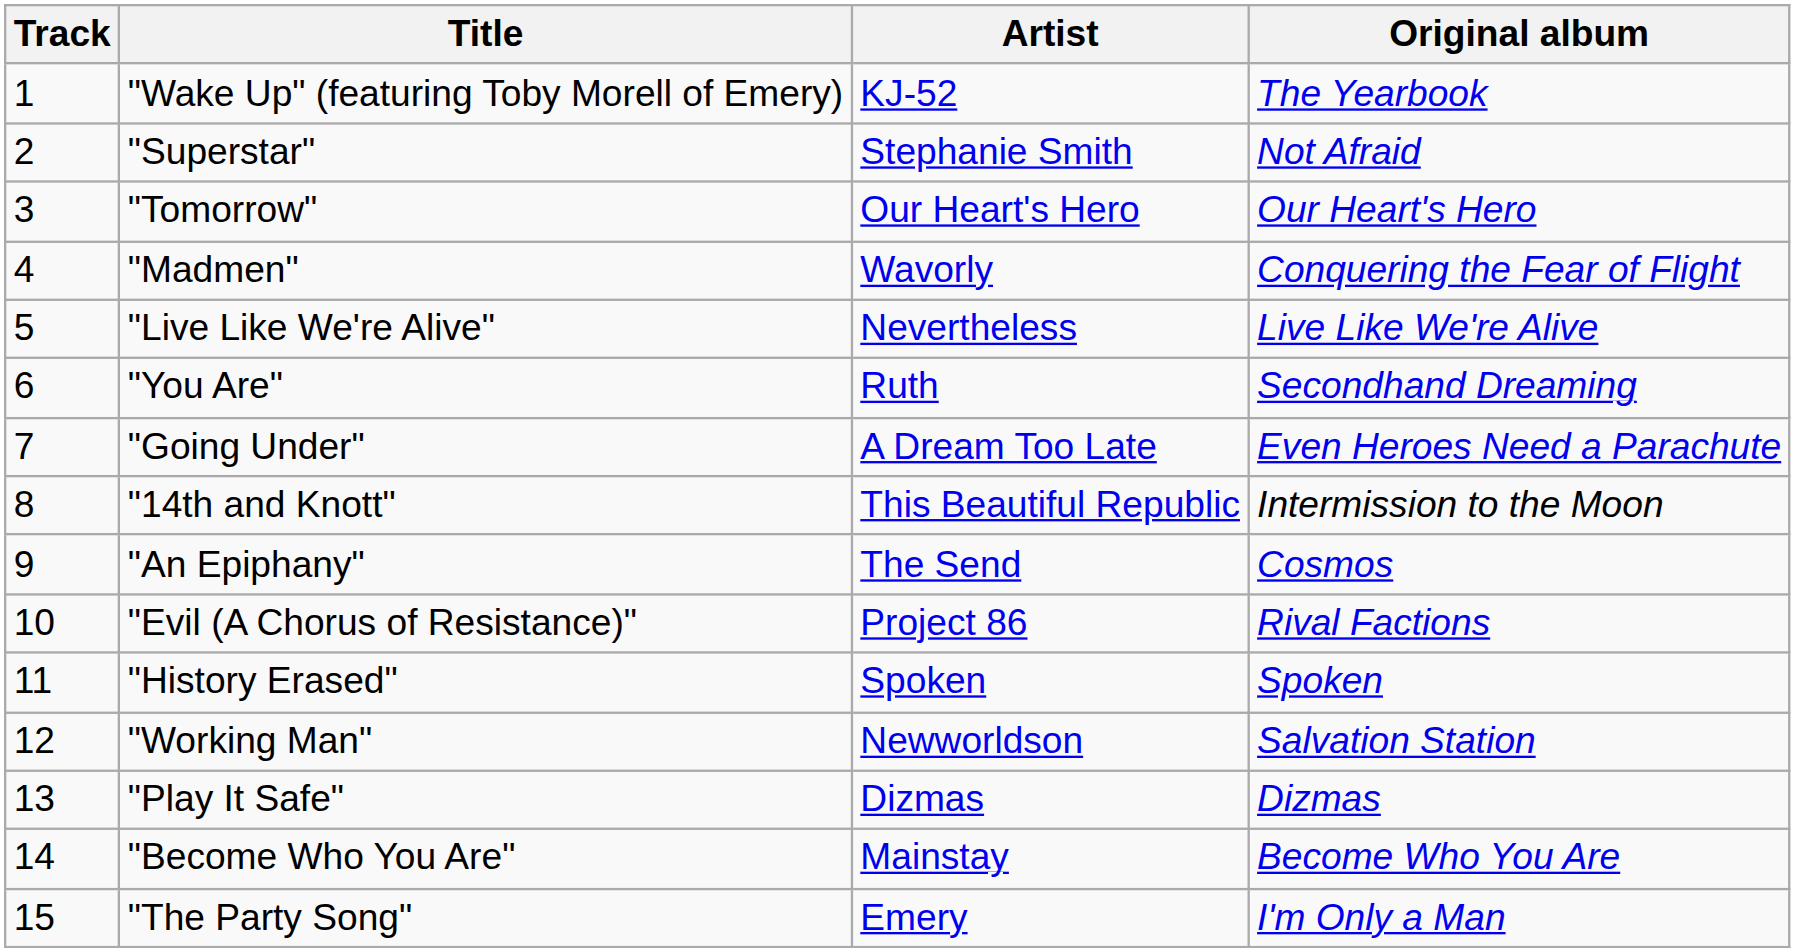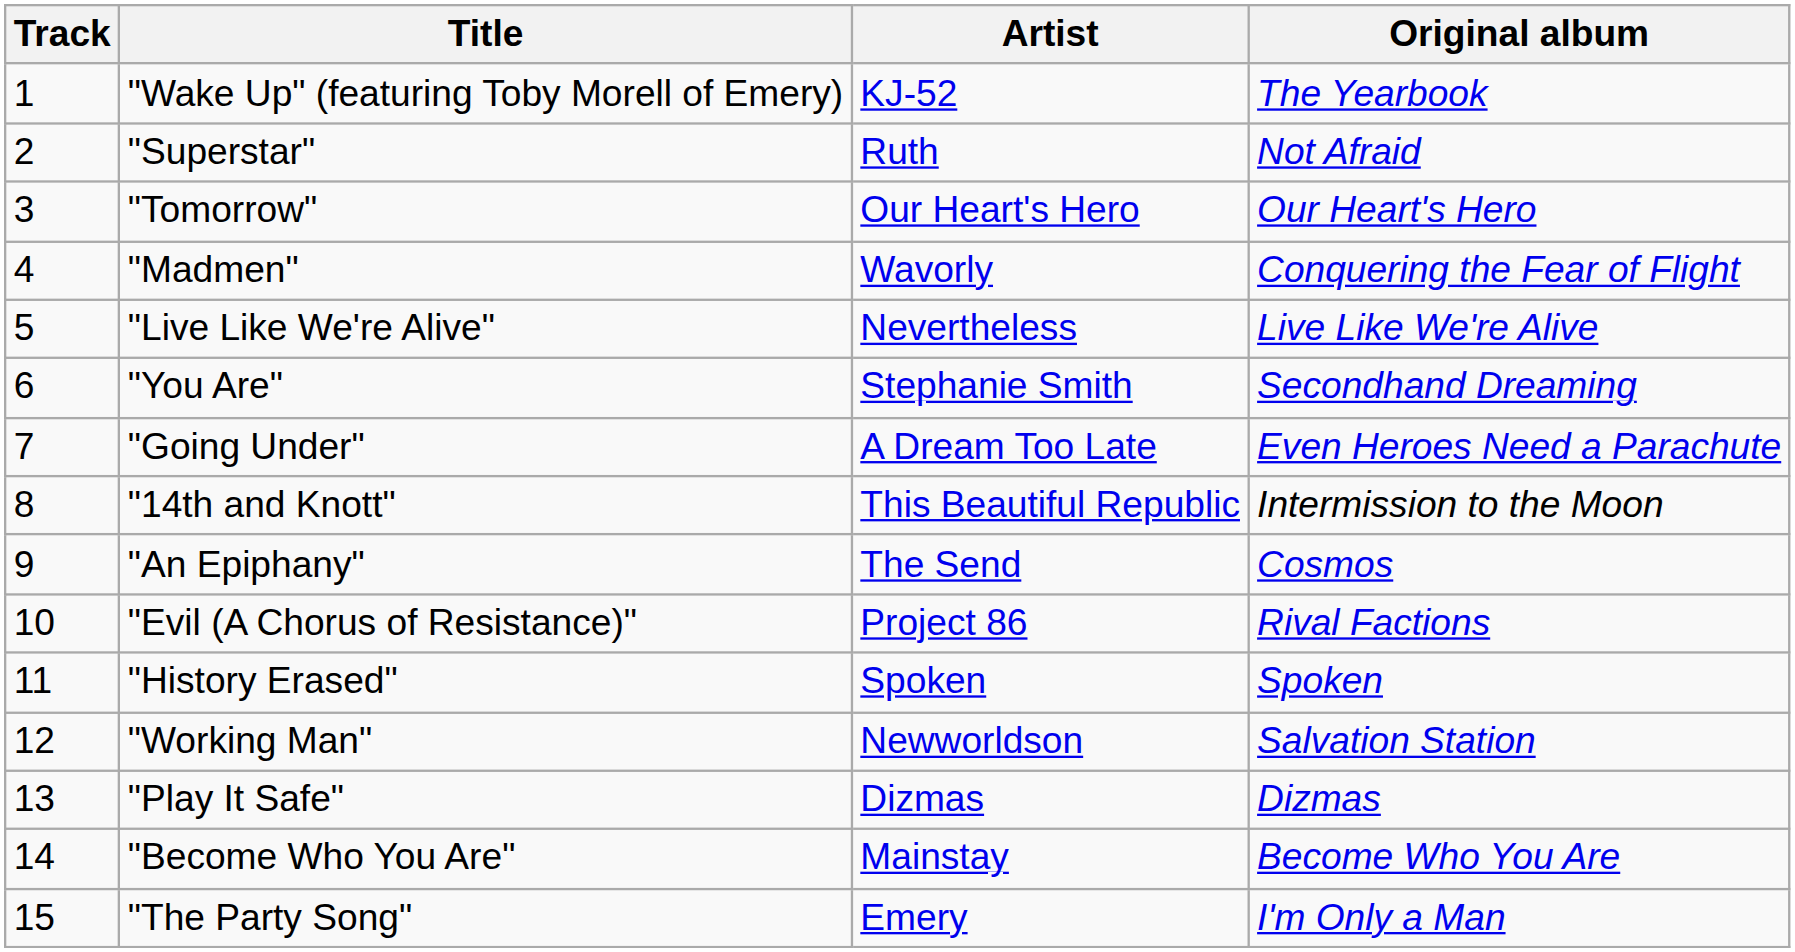(997, 151) Stephanie Smith -> (900, 151) Ruth
(900, 387) Ruth -> (997, 387) Stephanie Smith
